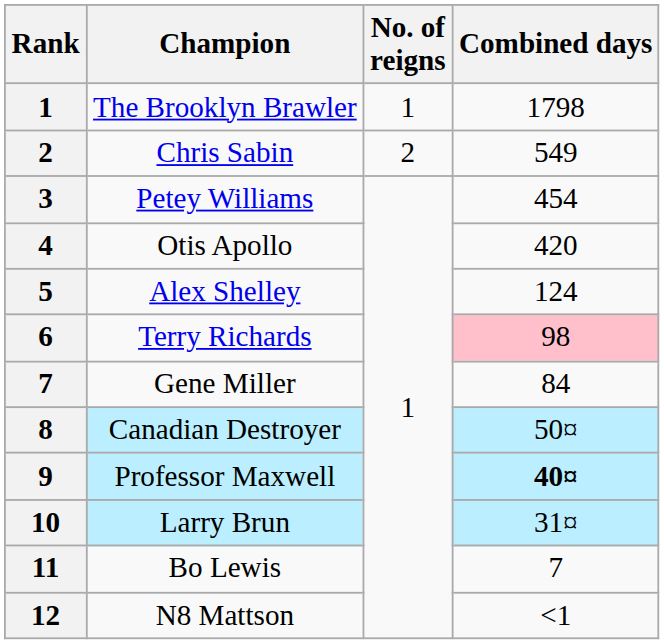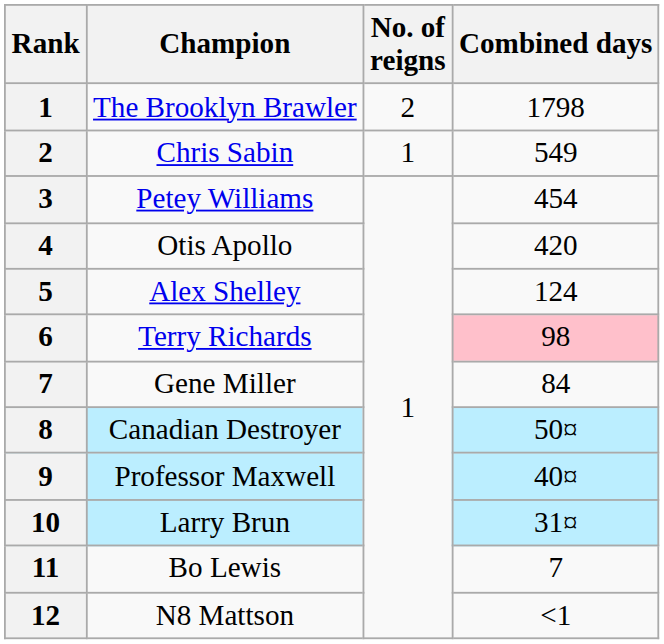(408, 106) 1 -> (408, 106) 2
(408, 152) 2 -> (408, 152) 1
(556, 475) bold -> (556, 475) normal
